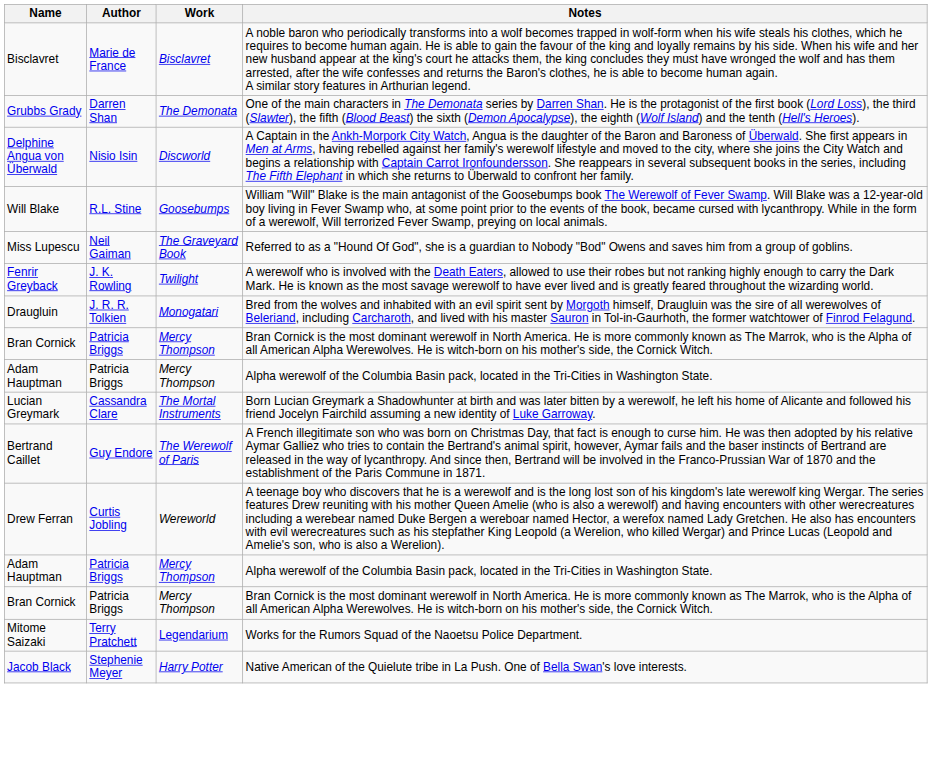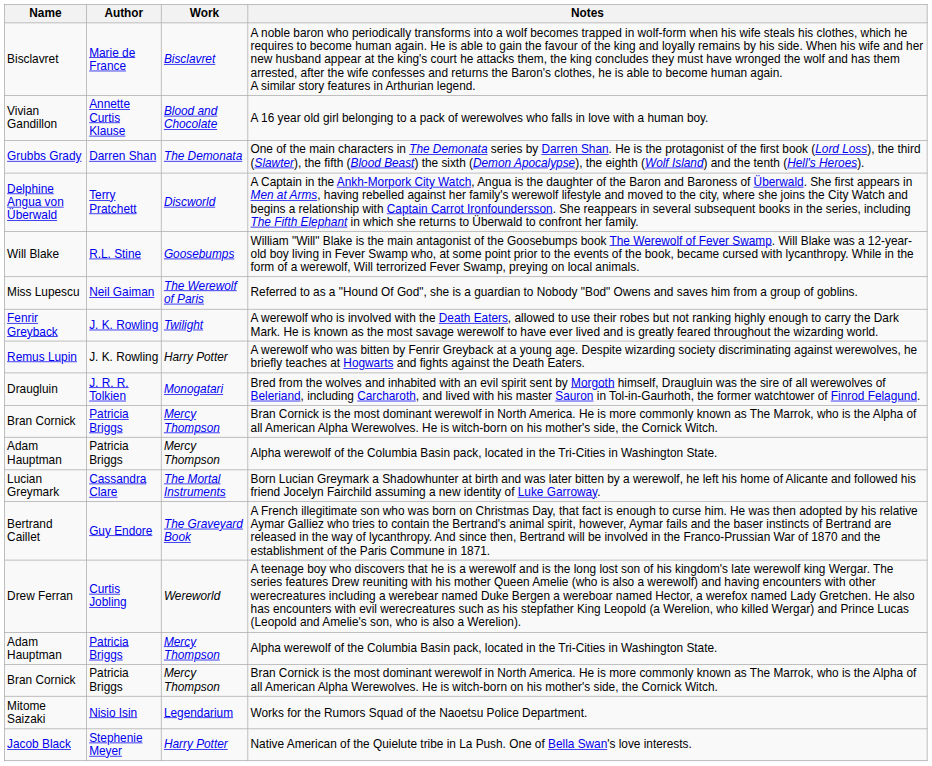+ row: (32, 118)
(113, 156) Nisio Isin -> (113, 202) Terry Pratchett
(198, 247) The Graveyard Book -> (200, 293) The Werewolf of Paris
+ row: (42, 357)
(195, 453) The Werewolf of Paris -> (203, 531) The Graveyard Book
(113, 635) Terry Pratchett -> (113, 712) Nisio Isin
